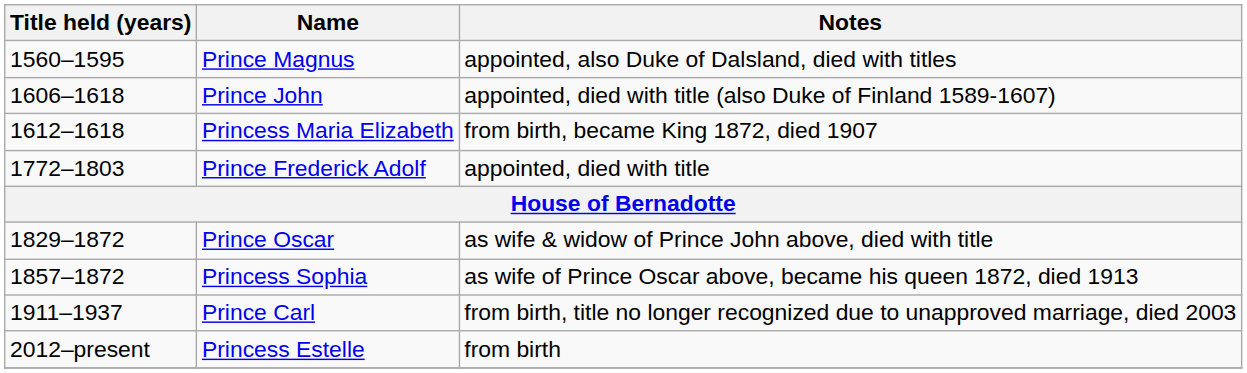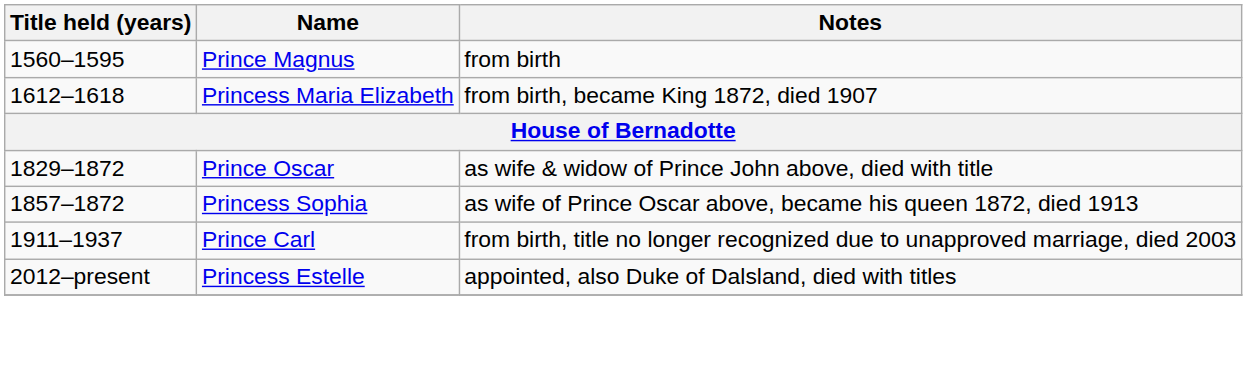(710, 58) appointed, also Duke of Dalsland, died with titles -> (513, 58) from birth
- row: (262, 95)
- row: (314, 167)
(513, 349) from birth -> (710, 276) appointed, also Duke of Dalsland, died with titles
